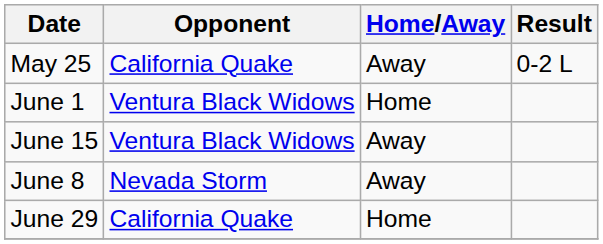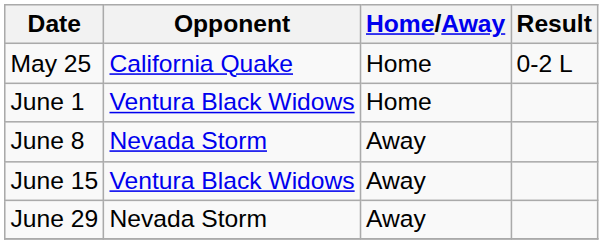(396, 63) Away -> (399, 63) Home
rows swapped: (47, 180) <-> (54, 141)
(201, 219) California Quake -> (188, 219) Nevada Storm
(399, 219) Home -> (396, 219) Away
